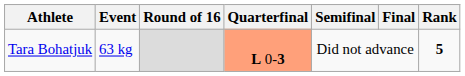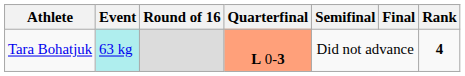(116, 50) no background -> (116, 50) paleturquoise background
(439, 50) 5 -> (439, 50) 4
